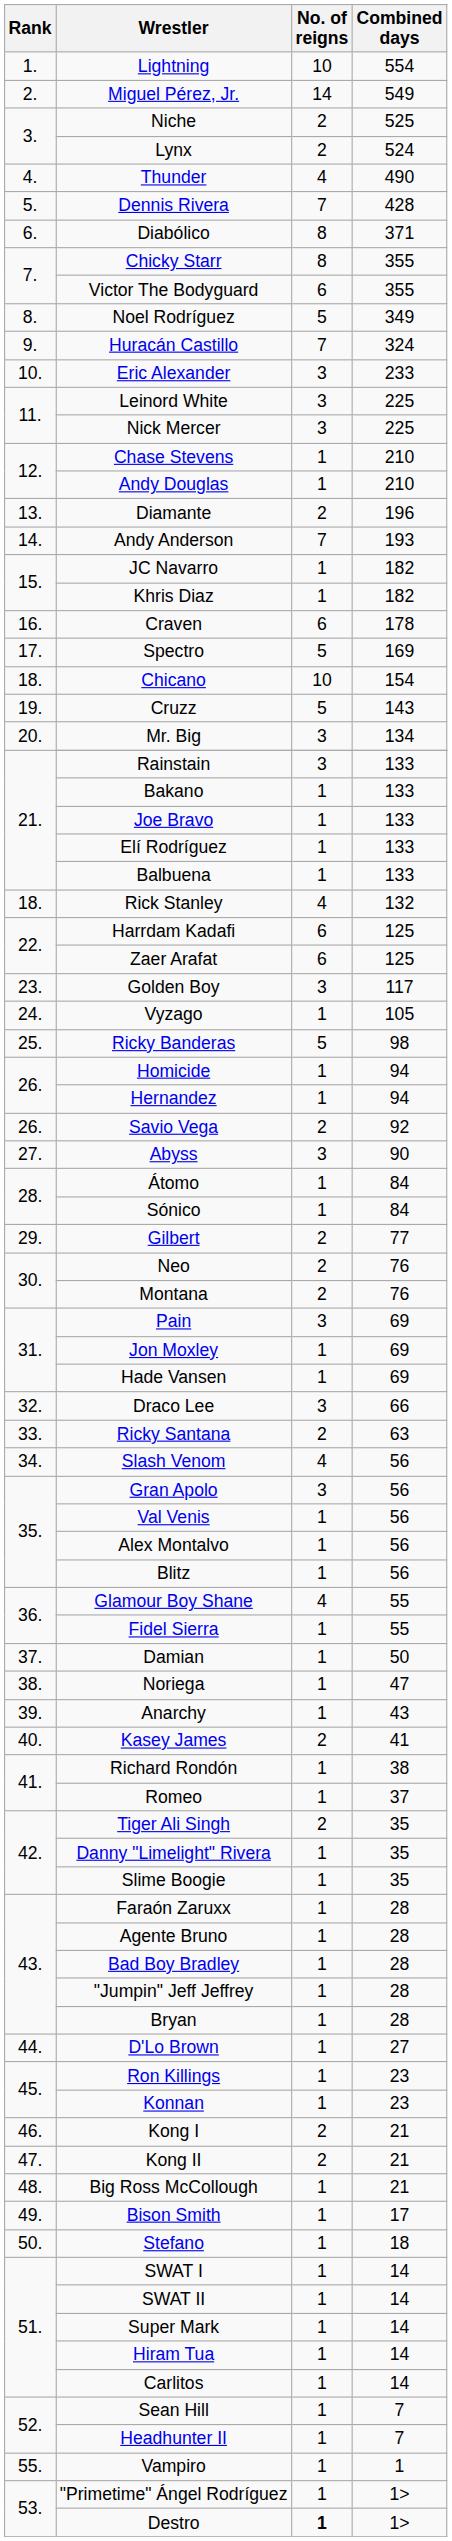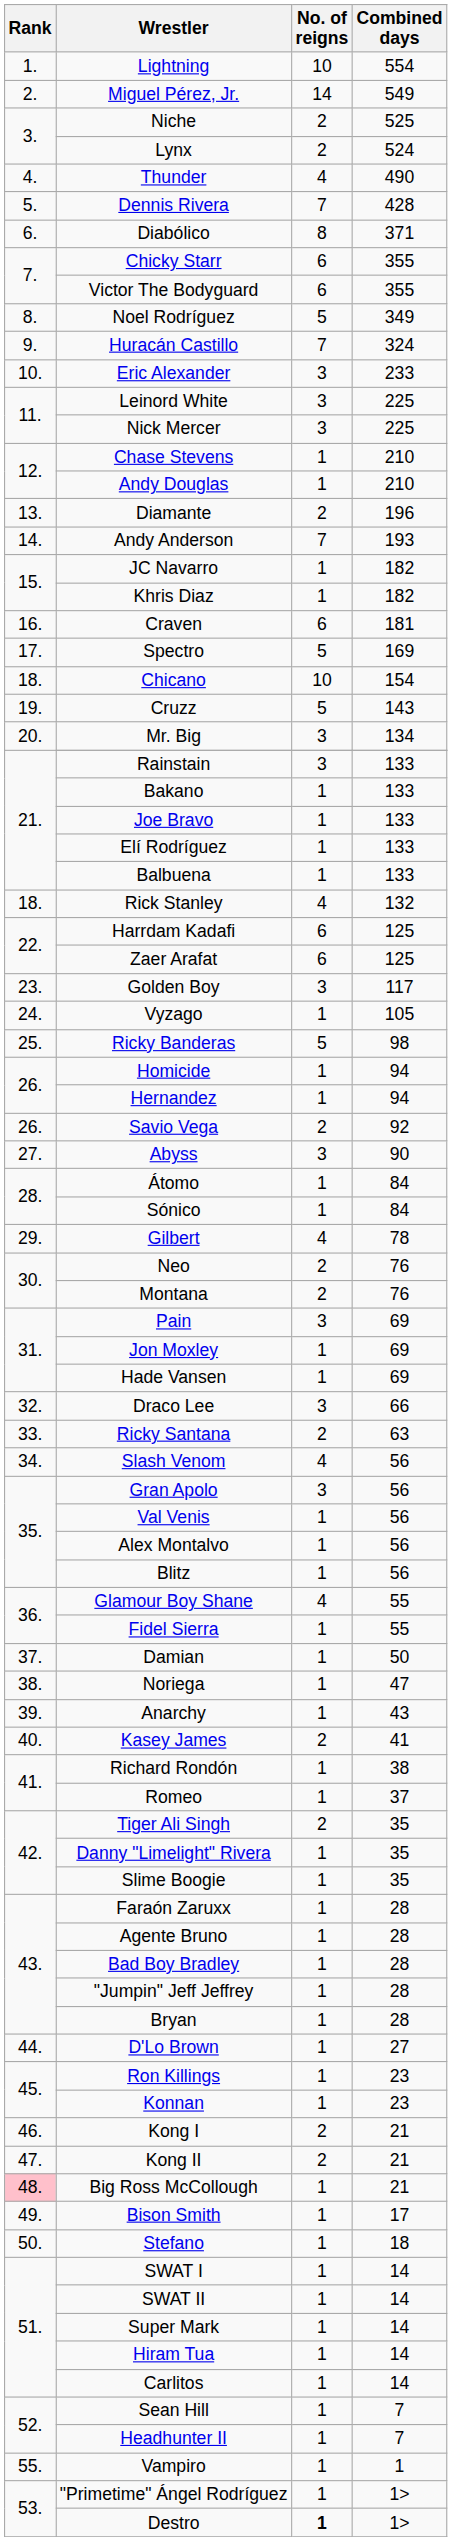(322, 261) 8 -> (322, 261) 6
(400, 624) 178 -> (400, 624) 181
(322, 1238) 2 -> (322, 1238) 4
(400, 1238) 77 -> (400, 1238) 78
(30, 2187) no background -> (30, 2187) pink background
